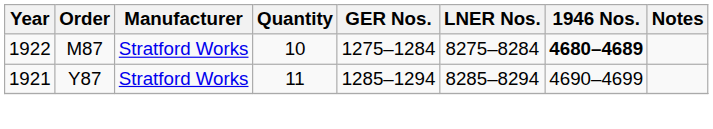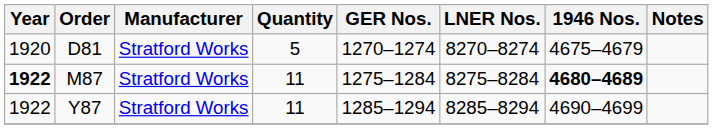+ row: (85, 49)
(30, 49) normal -> (30, 78) bold
(295, 49) 10 -> (295, 78) 11
(30, 78) 1921 -> (30, 108) 1922
